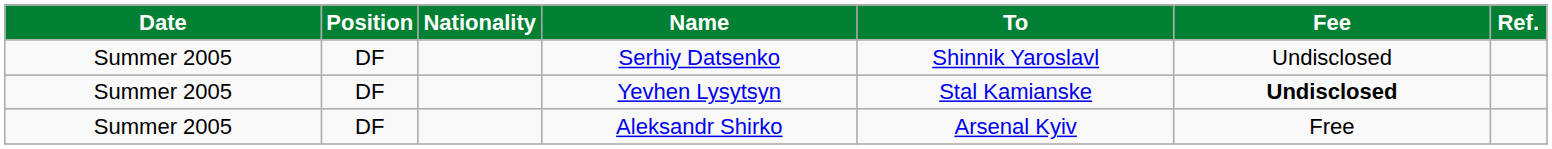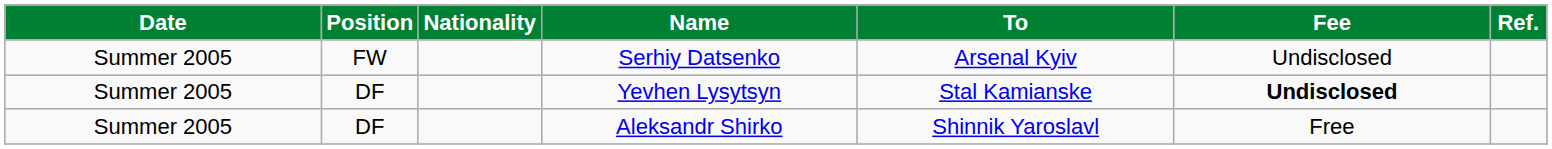(370, 57) DF -> (370, 57) FW
(1016, 57) Shinnik Yaroslavl -> (1016, 57) Arsenal Kyiv
(1016, 127) Arsenal Kyiv -> (1016, 127) Shinnik Yaroslavl
